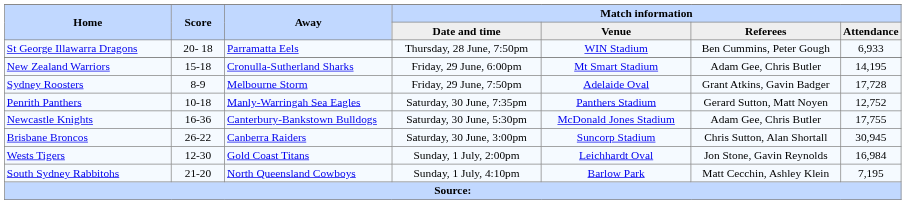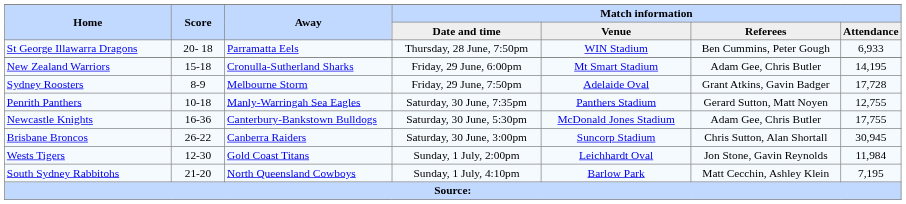(871, 102) 12,752 -> (871, 102) 12,755
(871, 155) 16,984 -> (871, 155) 11,984
